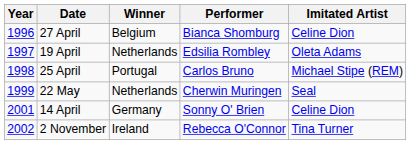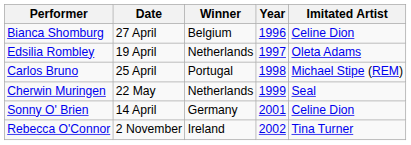columns swapped: (21, 14) <-> (234, 14)
